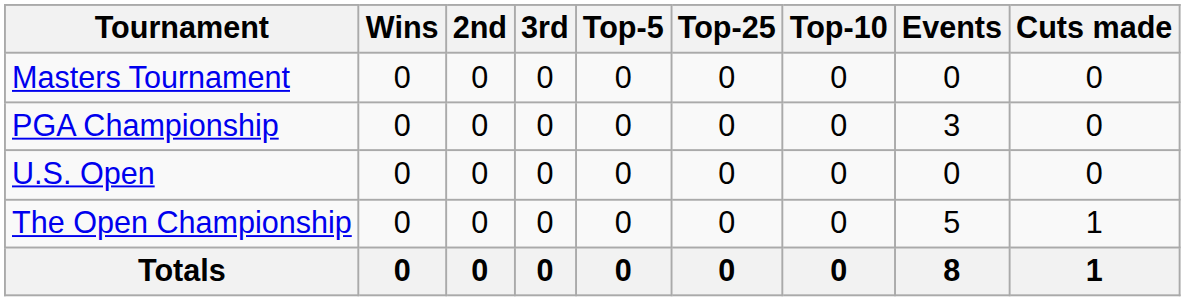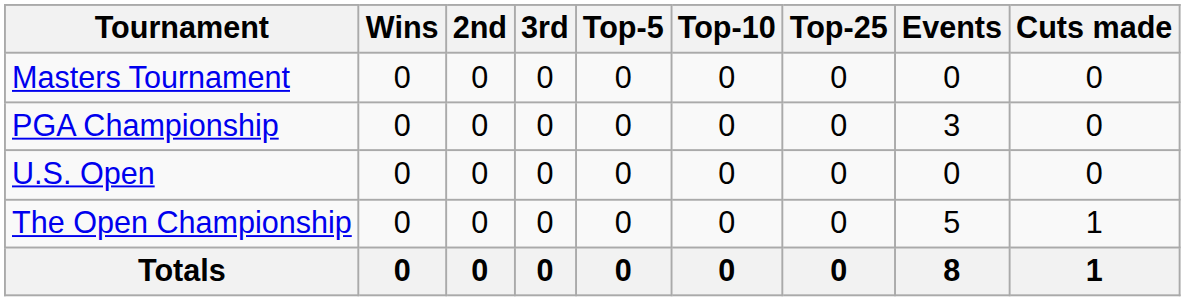columns swapped: (839, 28) <-> (727, 28)
